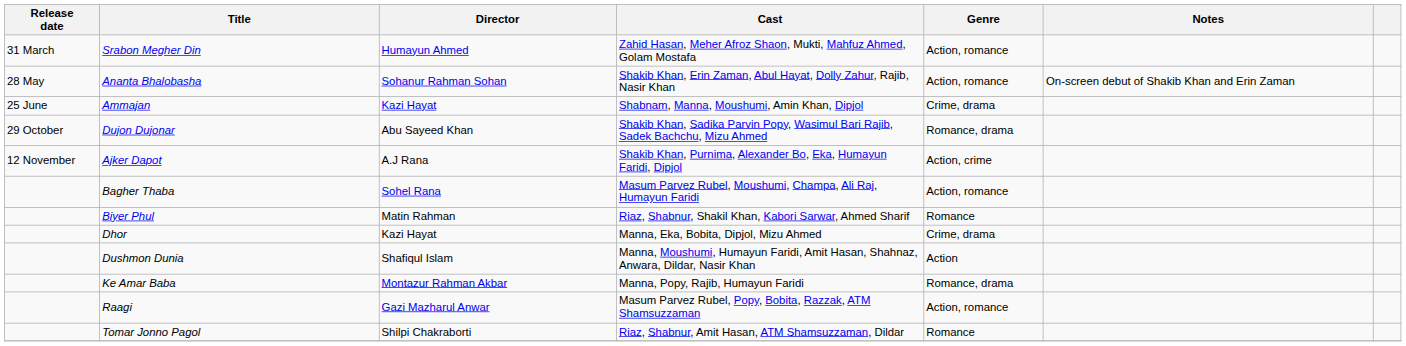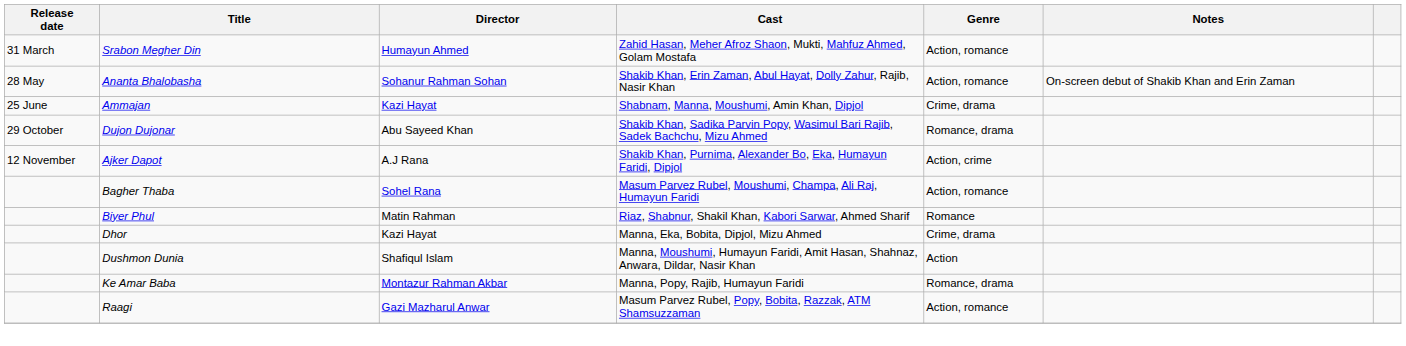- row: (151, 331)
